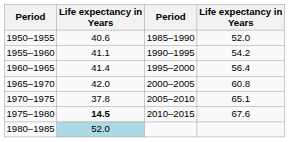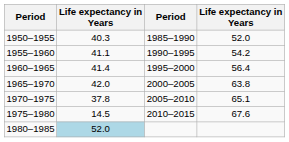(101, 38) 40.6 -> (101, 38) 40.3
(241, 83) 60.8 -> (241, 83) 63.8
(101, 114) bold -> (101, 114) normal
